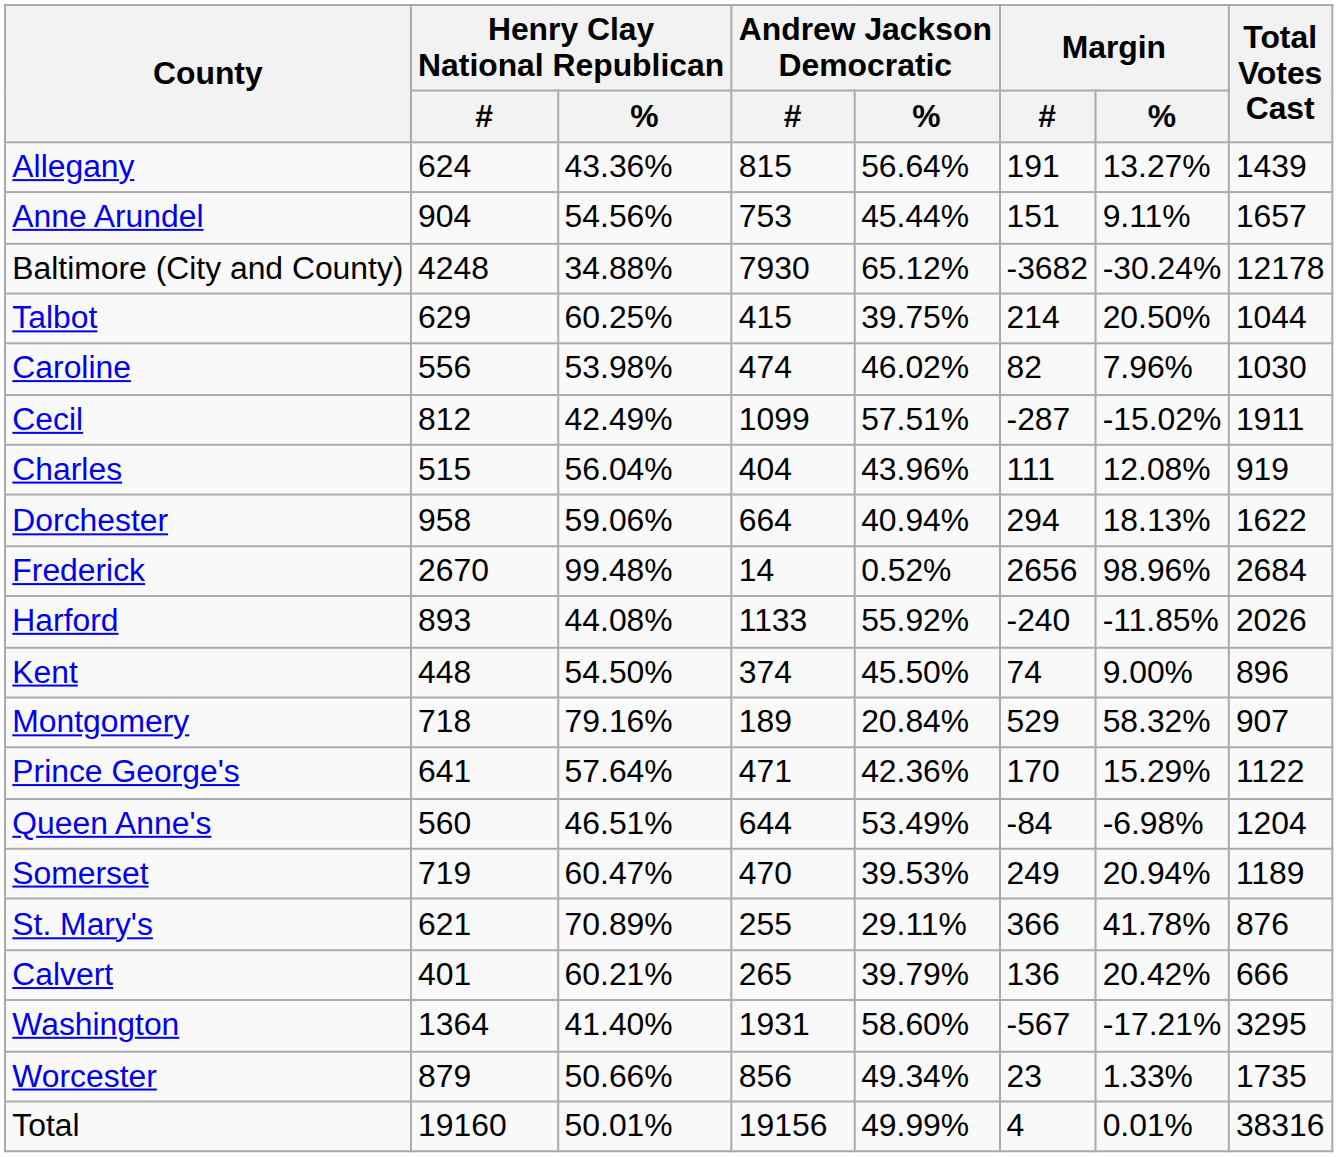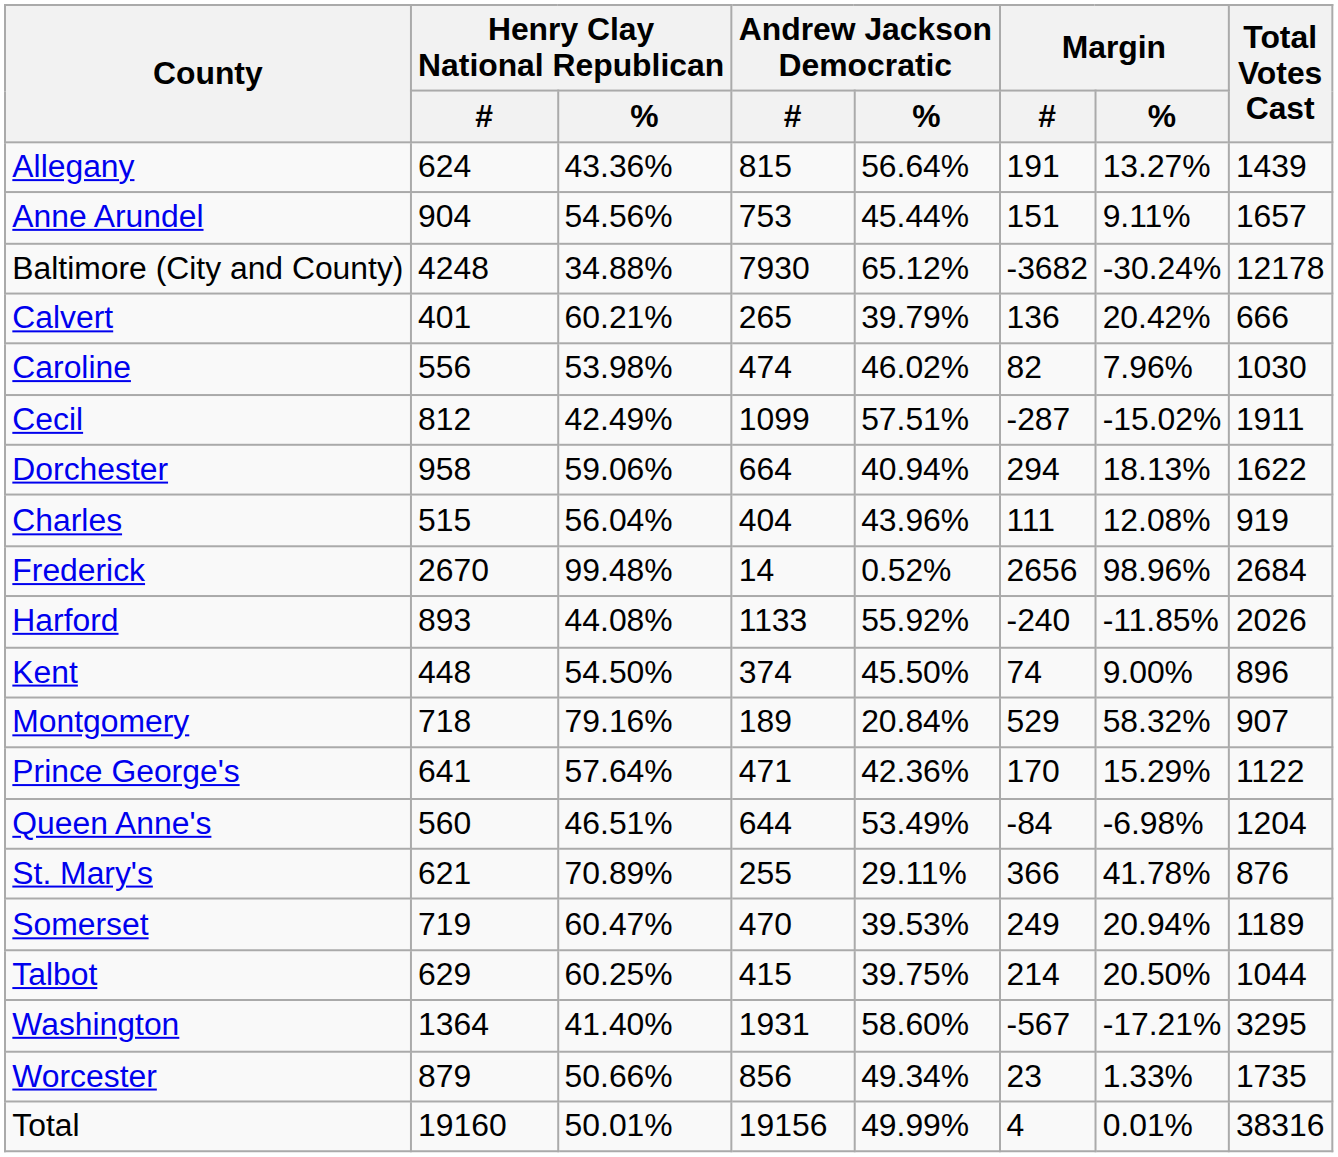rows swapped: (63, 974) <-> (55, 318)
rows swapped: (67, 469) <-> (90, 520)
rows swapped: (83, 924) <-> (80, 873)
